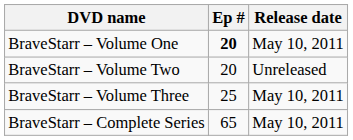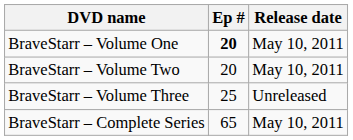(289, 69) Unreleased -> (298, 69) May 10, 2011
(298, 95) May 10, 2011 -> (289, 95) Unreleased
